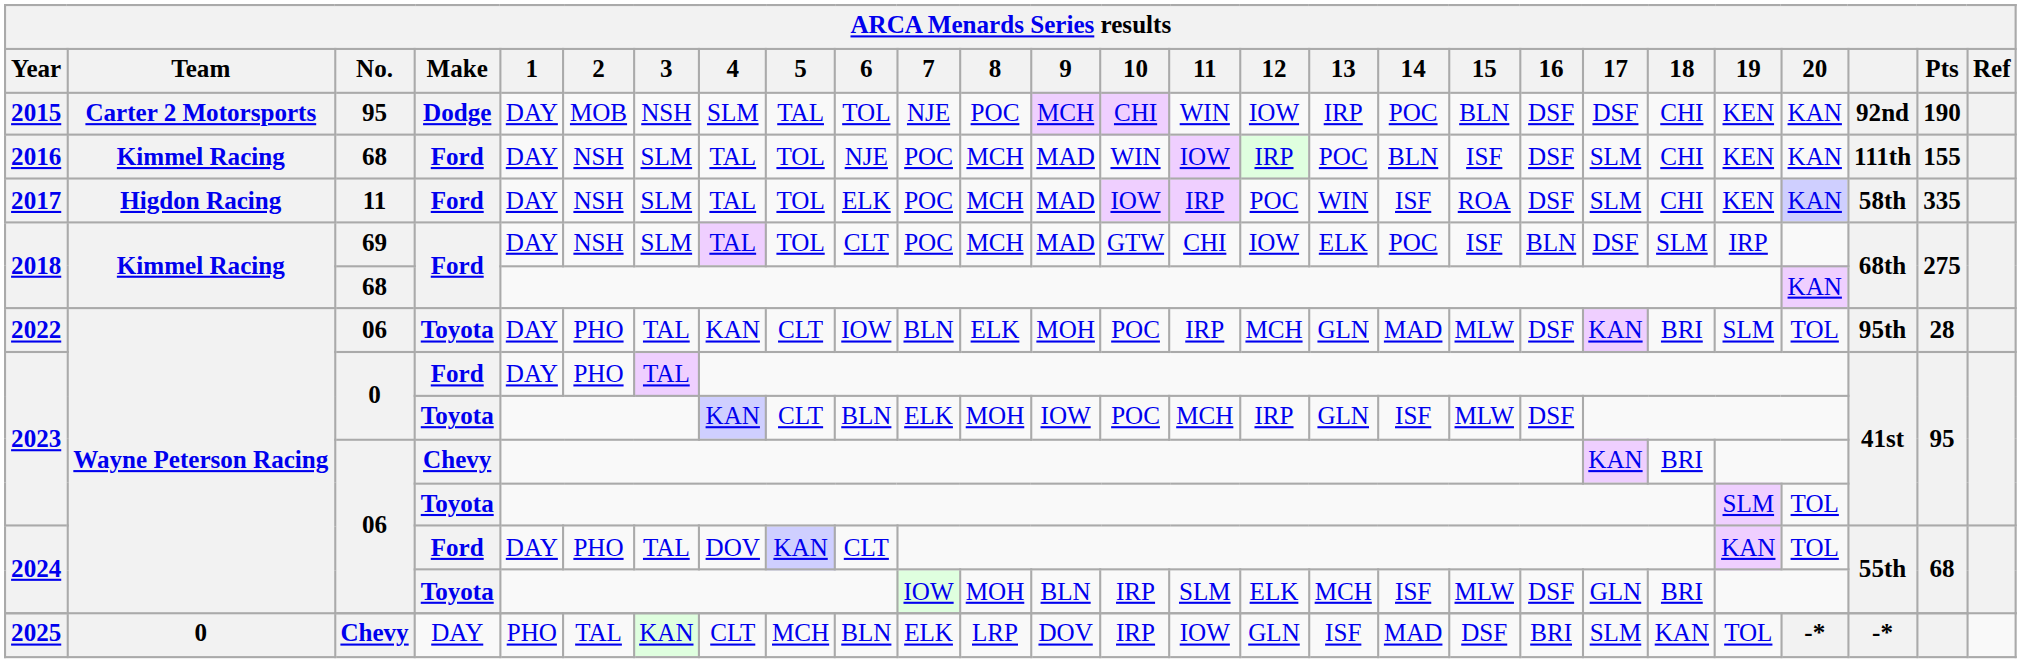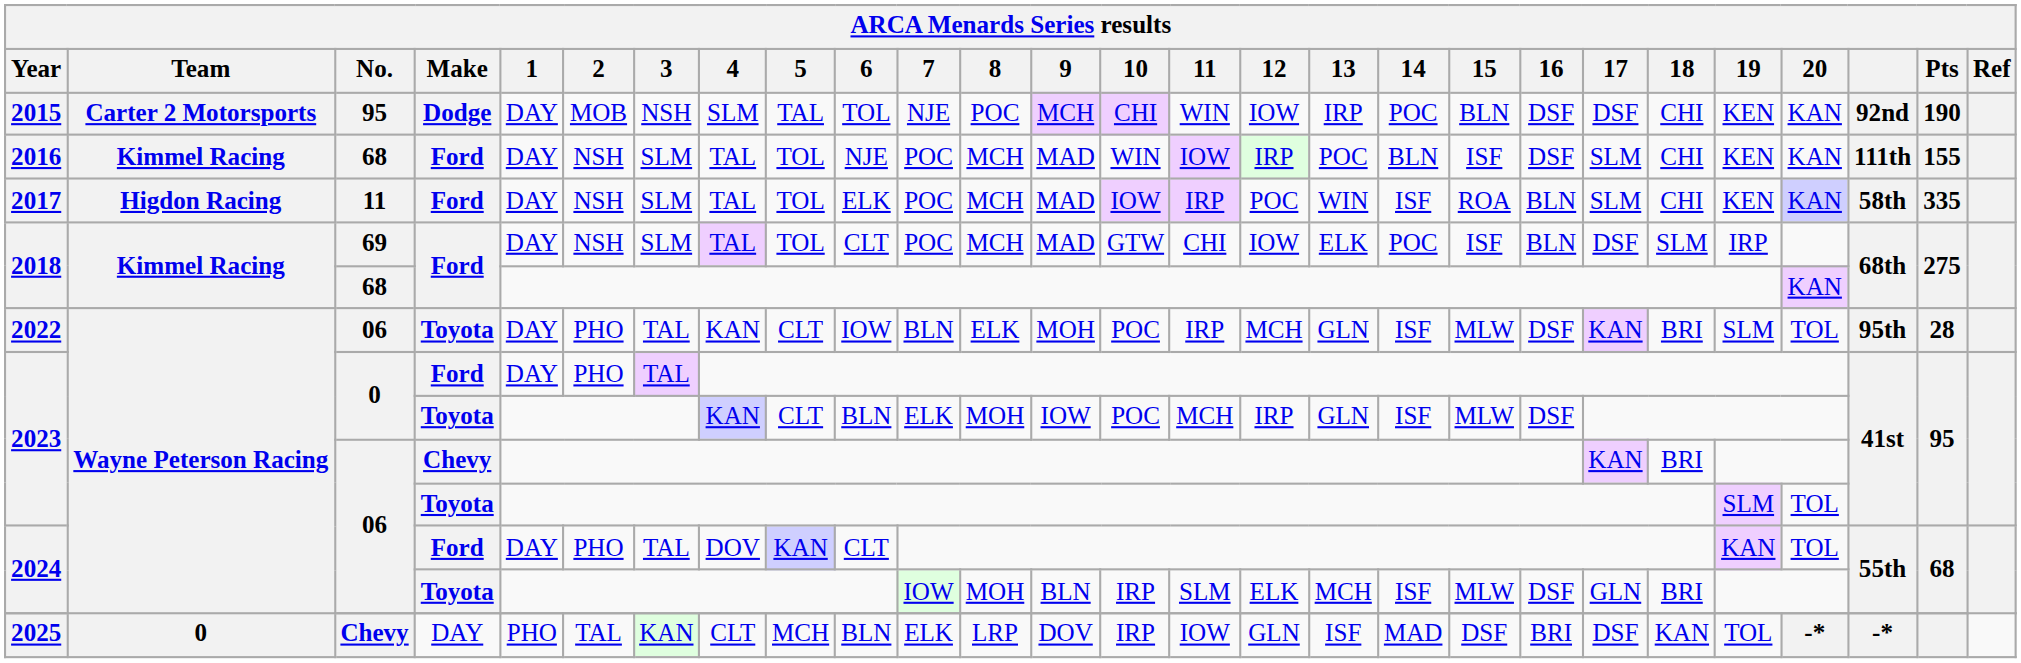(1551, 199) DSF -> (1551, 199) BLN
(1413, 330) MAD -> (1413, 330) ISF
(1615, 634) SLM -> (1615, 634) DSF
